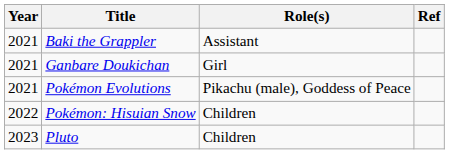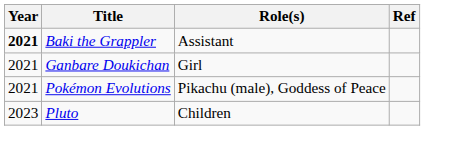(23, 40) normal -> (23, 40) bold
- row: (121, 112)
